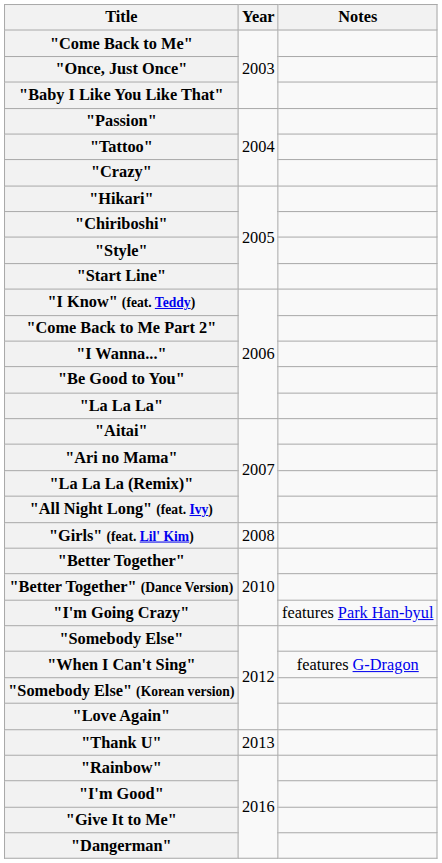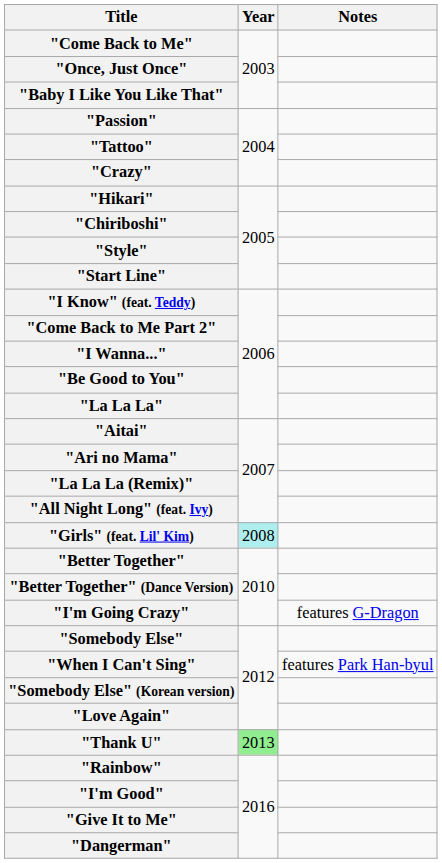(258, 535) no background -> (258, 535) paleturquoise background
(358, 612) features Park Han-byul -> (358, 612) features G-Dragon
(358, 664) features G-Dragon -> (358, 664) features Park Han-byul
(258, 742) no background -> (258, 742) lightgreen background
